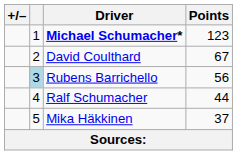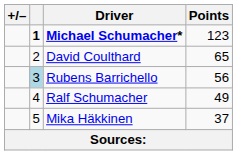(36, 35) normal -> (36, 35) bold
(222, 56) 67 -> (222, 56) 65
(222, 98) 44 -> (222, 98) 49
